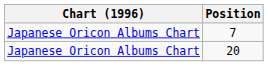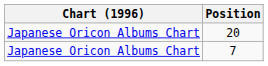rows swapped: (233, 32) <-> (233, 51)
